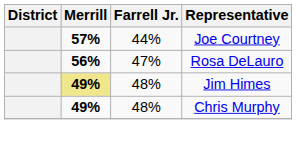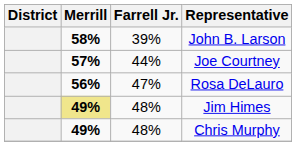+ row: (237, 38)
